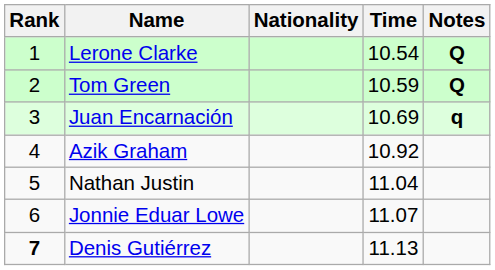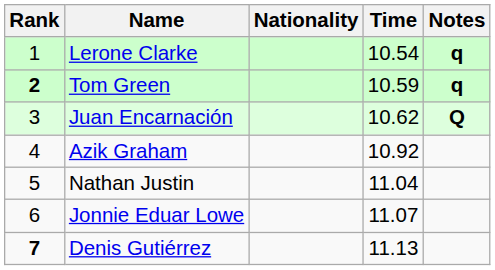(457, 53) Q -> (457, 53) q
(34, 85) normal -> (34, 85) bold
(457, 85) Q -> (457, 85) q
(393, 118) 10.69 -> (393, 118) 10.62
(457, 118) q -> (457, 118) Q
